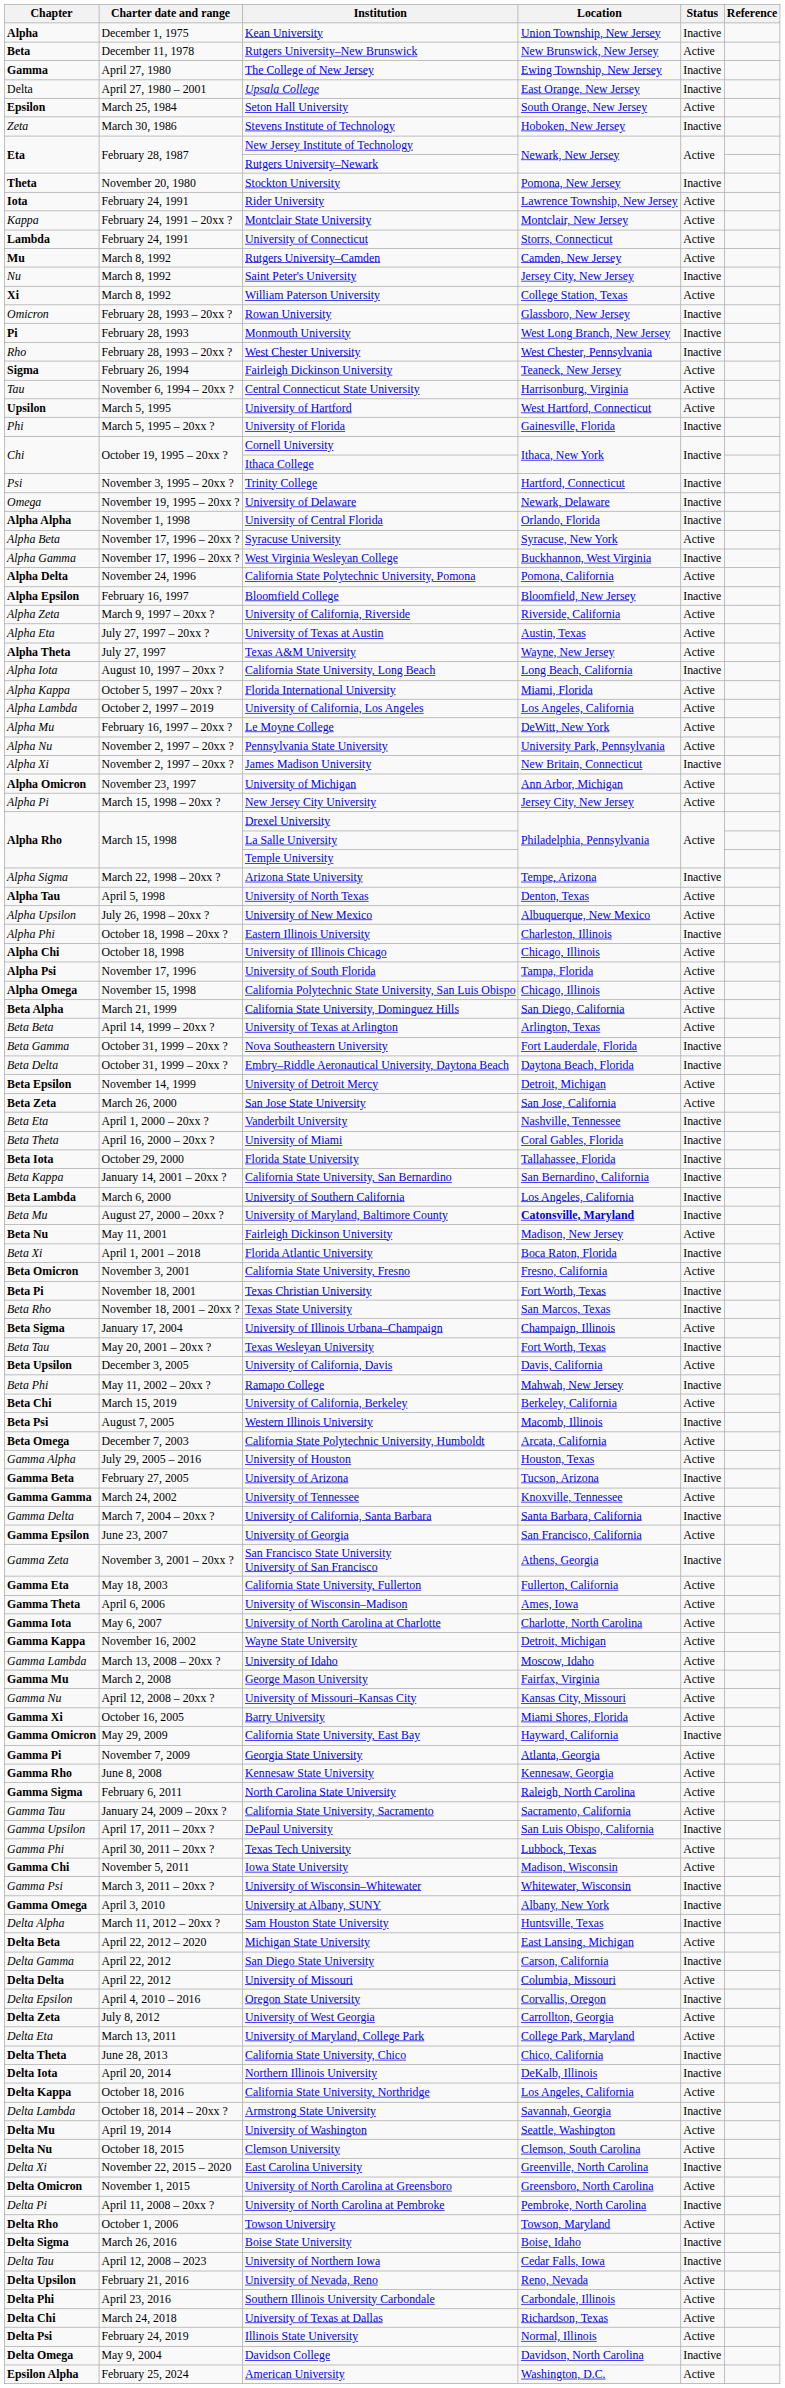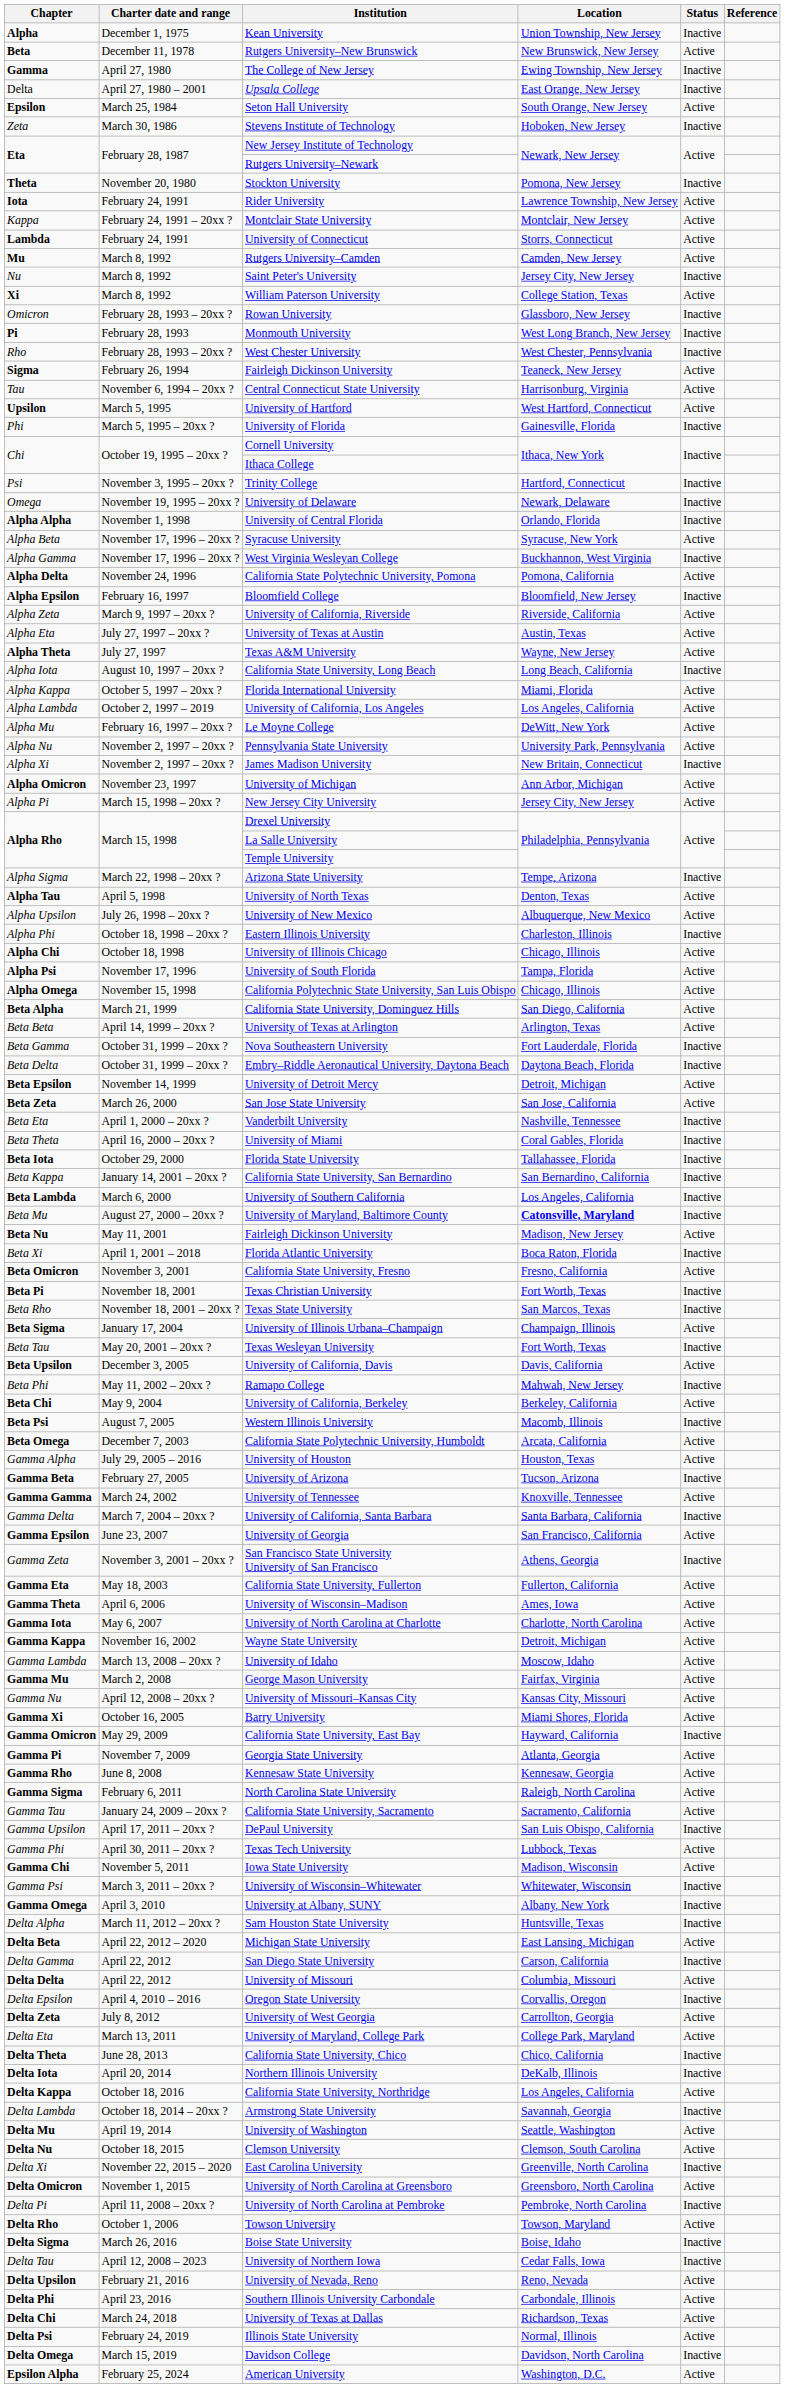(139, 1403) March 15, 2019 -> (132, 1403) May 9, 2004
(132, 2355) May 9, 2004 -> (139, 2355) March 15, 2019
